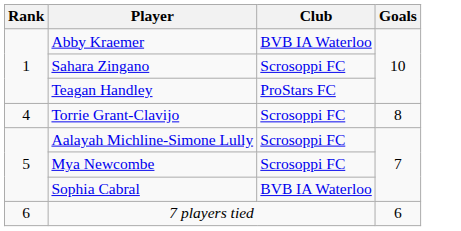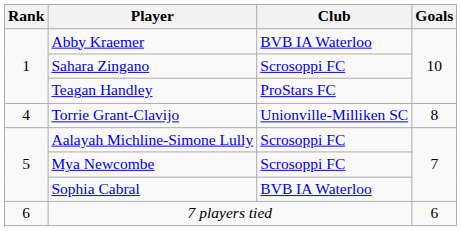(303, 115) Scrosoppi FC -> (334, 115) Unionville-Milliken SC
